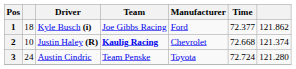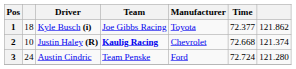(179, 27) Ford -> (183, 27) Toyota
(183, 57) Toyota -> (179, 57) Ford
